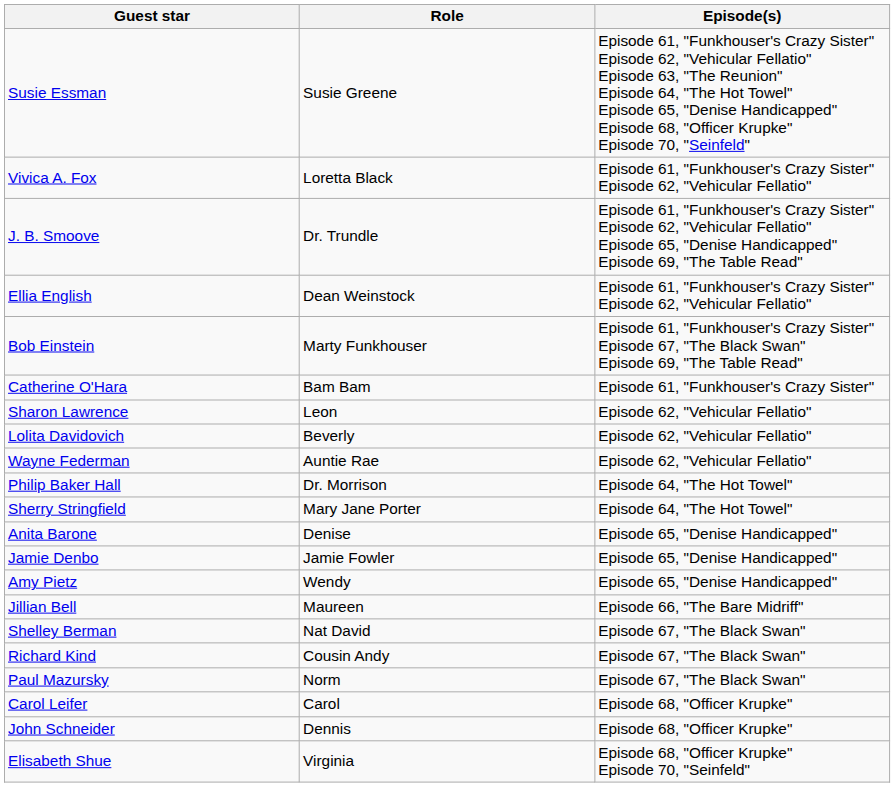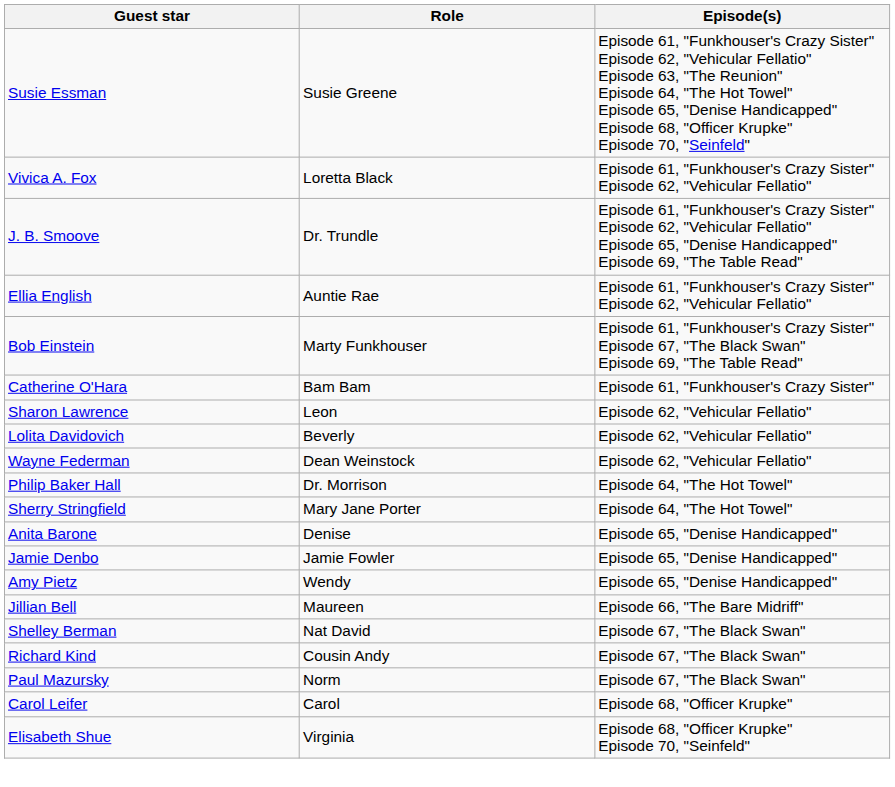(359, 295) Dean Weinstock -> (341, 295) Auntie Rae
(341, 460) Auntie Rae -> (359, 460) Dean Weinstock
- row: (61, 728)
